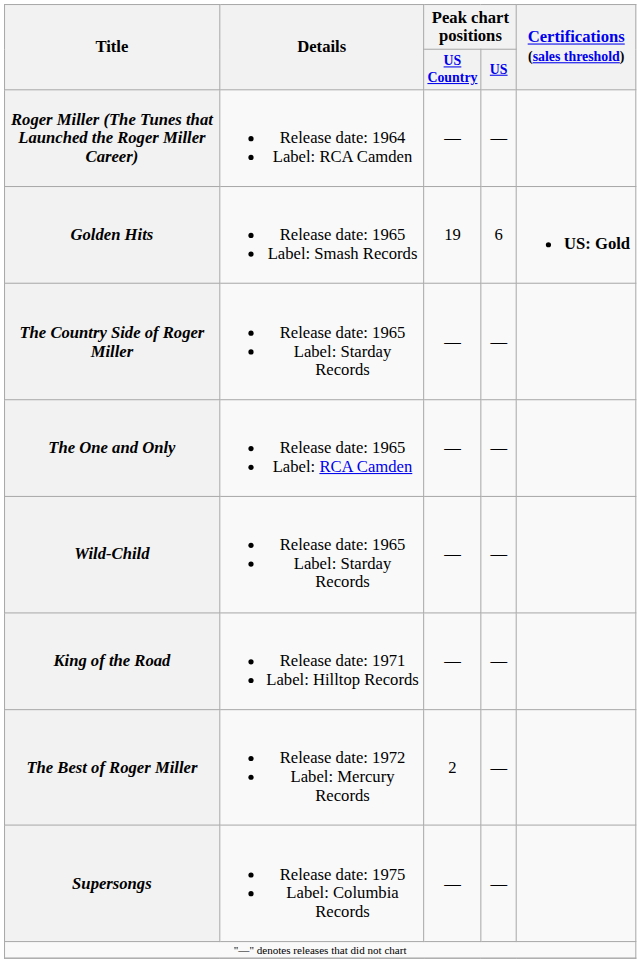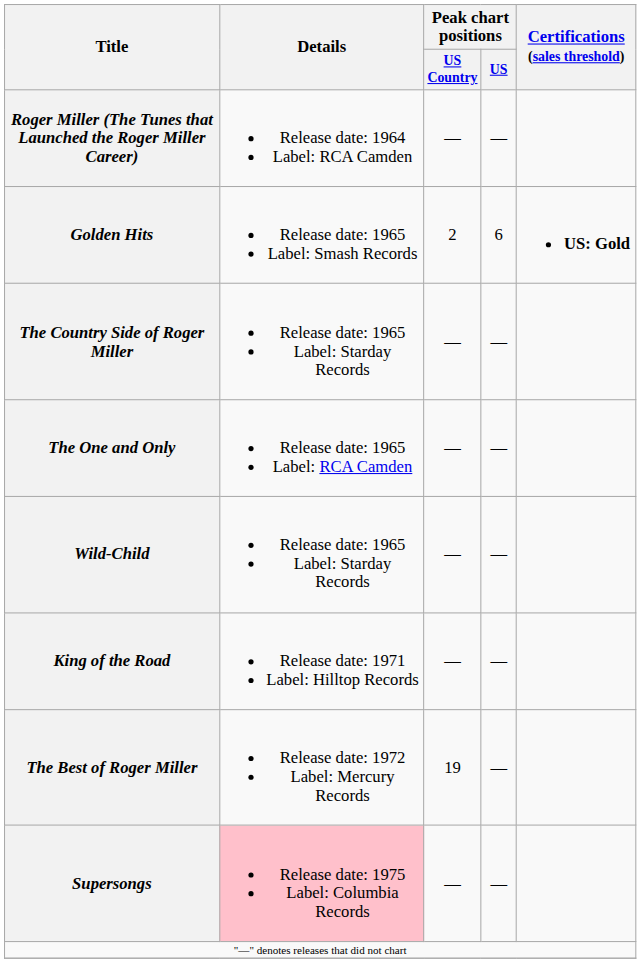(452, 235) 19 -> (452, 235) 2
(452, 767) 2 -> (452, 767) 19
(322, 893) no background -> (322, 893) pink background
